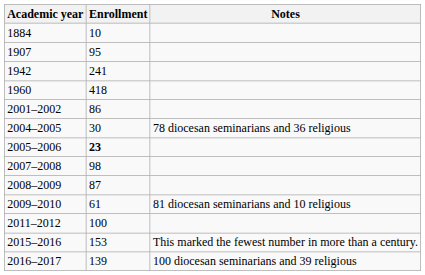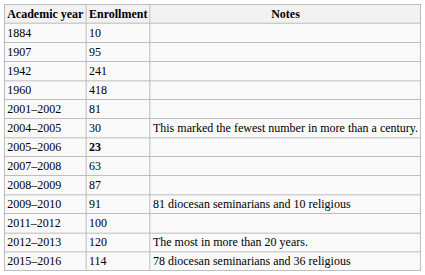(95, 109) 86 -> (95, 109) 81
(252, 128) 78 diocesan seminarians and 36 religious -> (286, 128) This marked the fewest number in more than a century.
(95, 166) 98 -> (95, 166) 63
(95, 204) 61 -> (95, 204) 91
+ row: (34, 242)
(98, 242) 153 -> (98, 261) 114
(286, 242) This marked the fewest number in more than a century. -> (252, 261) 78 diocesan seminarians and 36 religious
- row: (34, 261)
